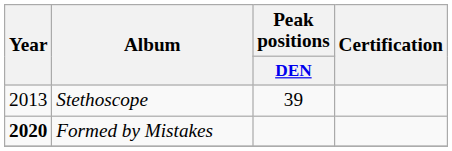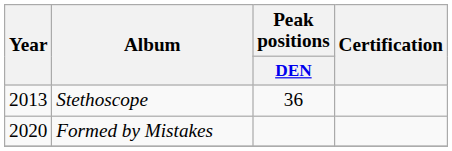(293, 100) 39 -> (293, 100) 36
(28, 130) bold -> (28, 130) normal
